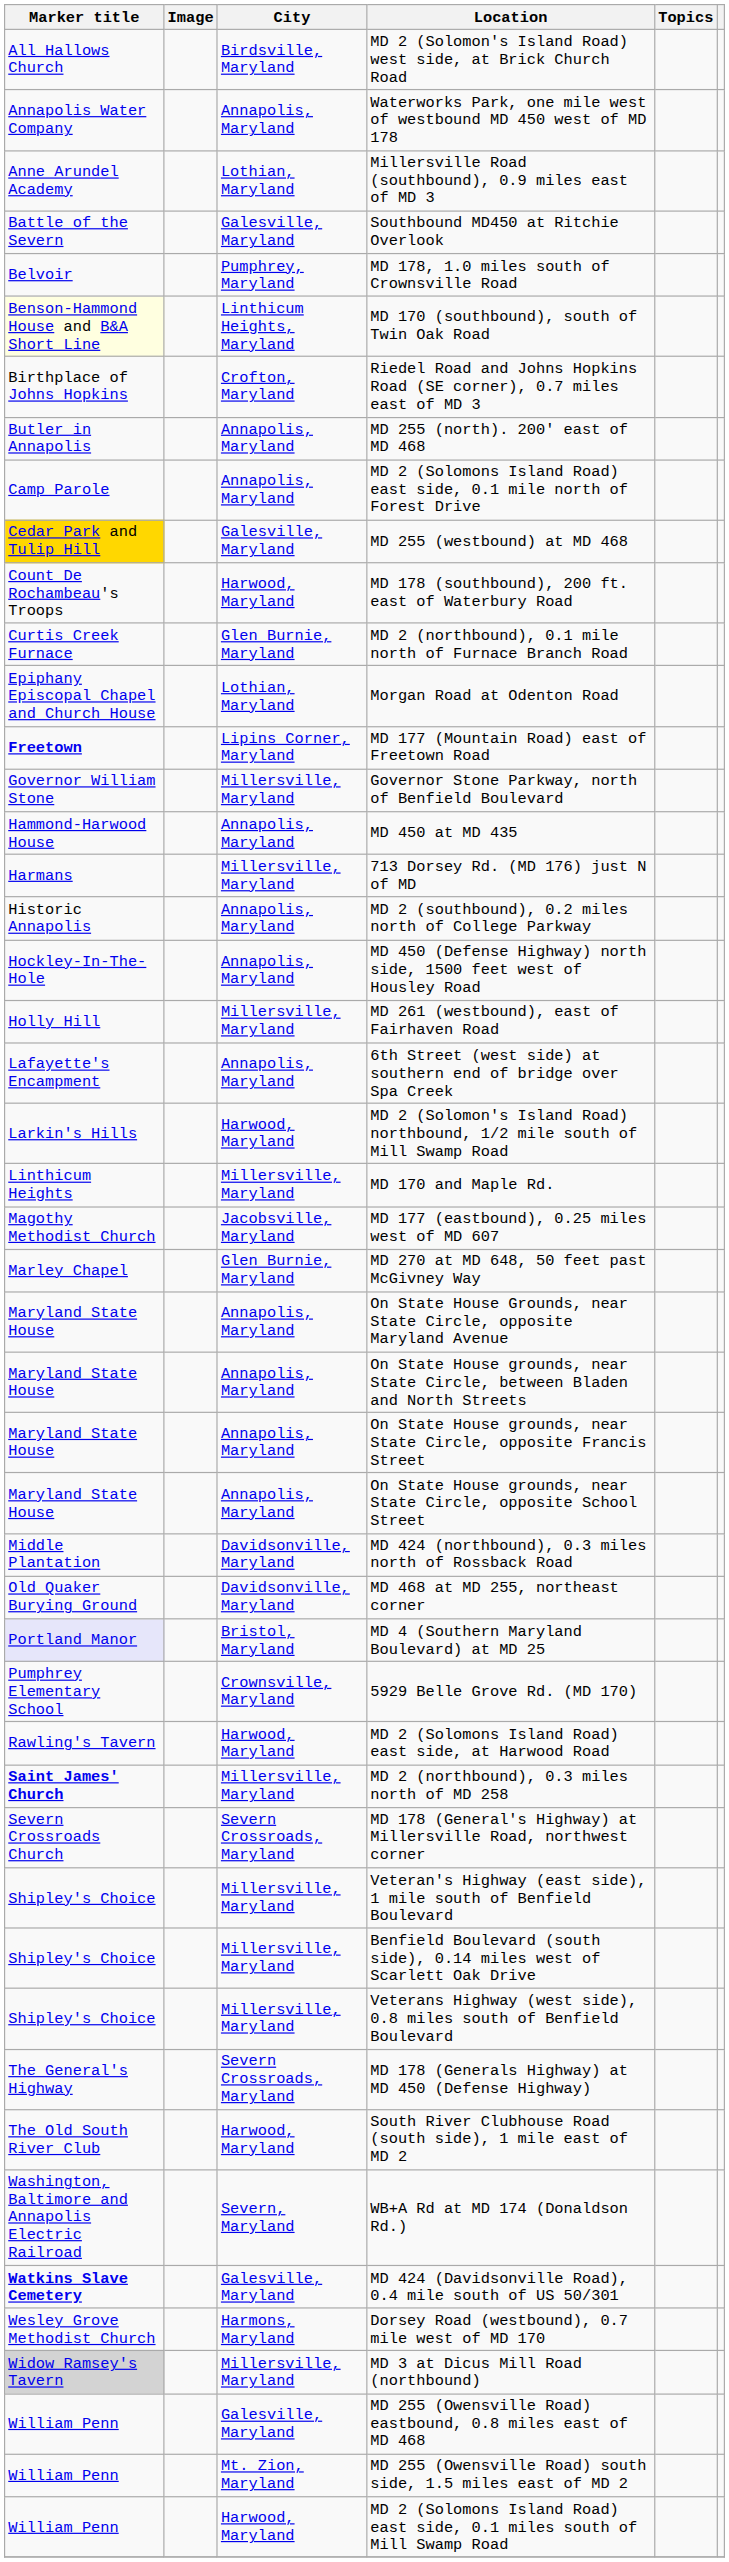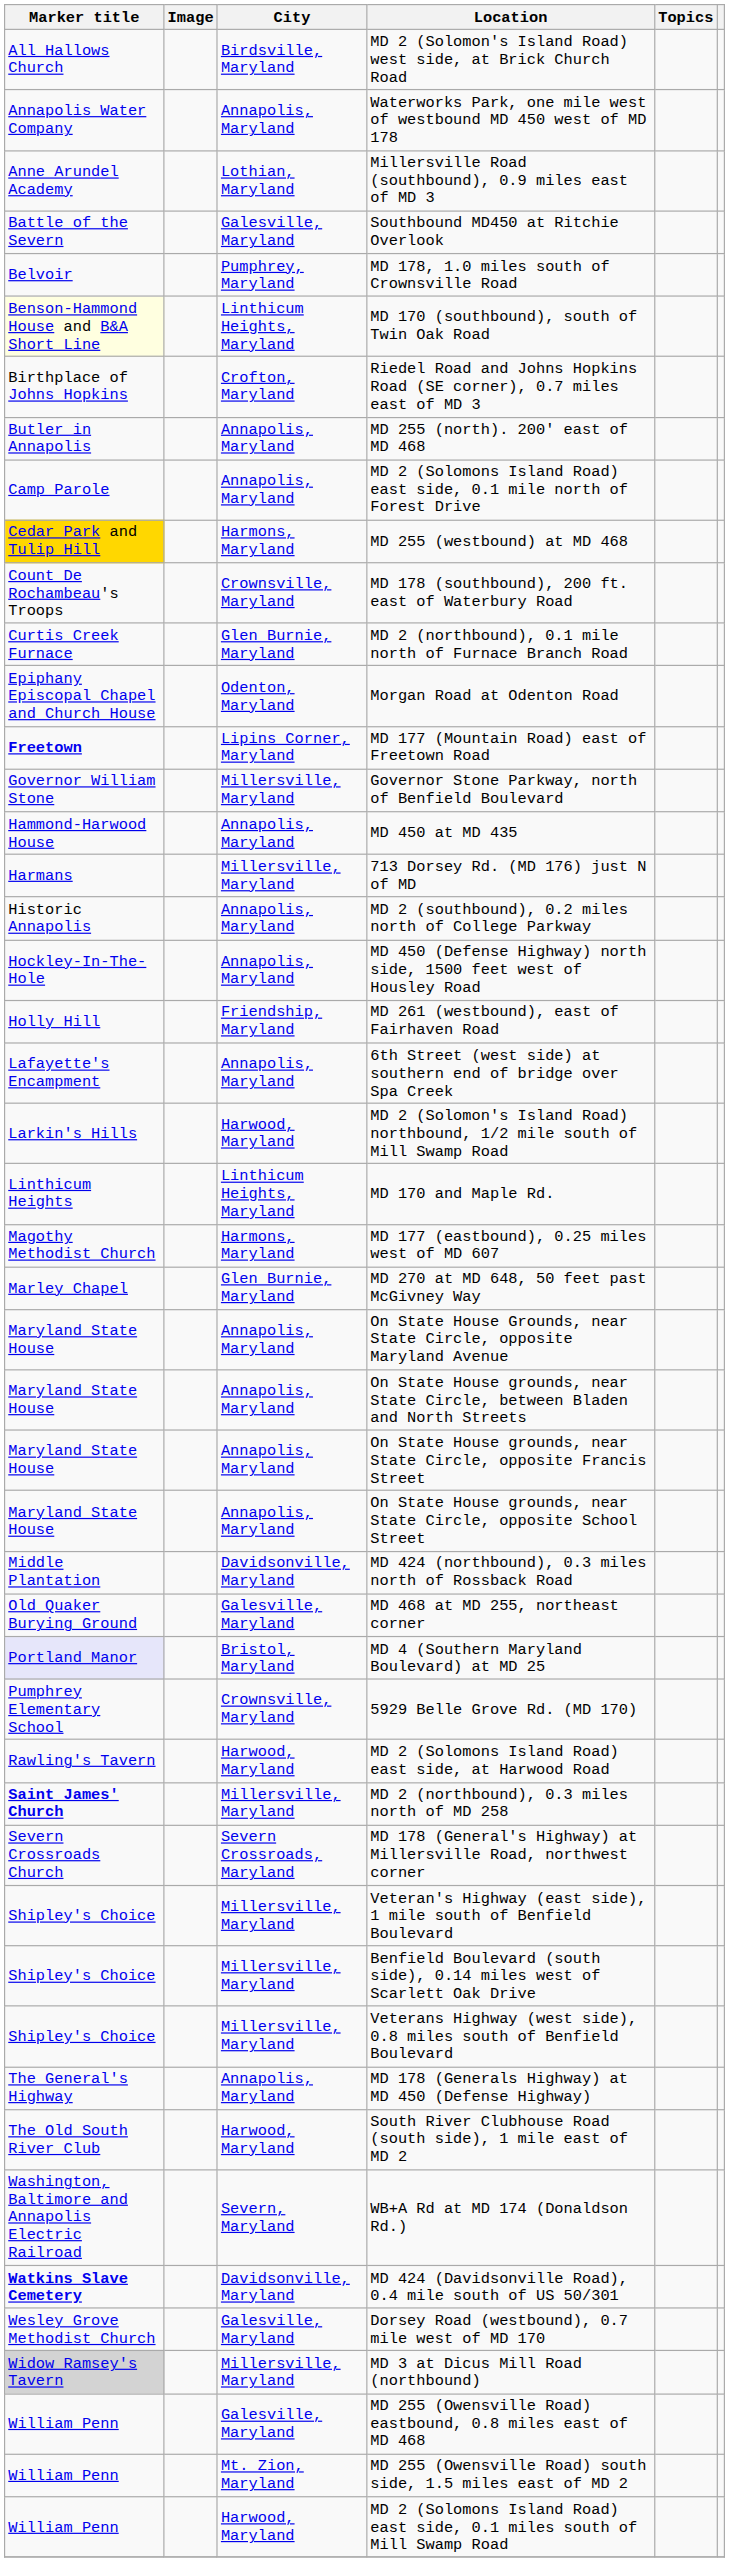(272, 541) Galesville, Maryland -> (258, 541) Harmons, Maryland
(258, 593) Harwood, Maryland -> (276, 593) Crownsville, Maryland
(258, 696) Lothian, Maryland -> (258, 696) Odenton, Maryland
(281, 1022) Millersville, Maryland -> (272, 1022) Friendship, Maryland
(281, 1185) Millersville, Maryland -> (262, 1194) Linthicum Heights, Maryland
(276, 1228) Jacobsville, Maryland -> (258, 1245) Harmons, Maryland
(285, 1597) Davidsonville, Maryland -> (272, 1615) Galesville, Maryland
(272, 2079) Severn Crossroads, Maryland -> (267, 2088) Annapolis, Maryland
(272, 2287) Galesville, Maryland -> (285, 2287) Davidsonville, Maryland
(258, 2330) Harmons, Maryland -> (272, 2330) Galesville, Maryland
